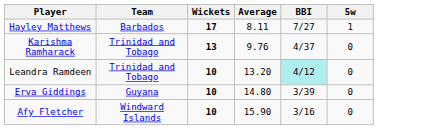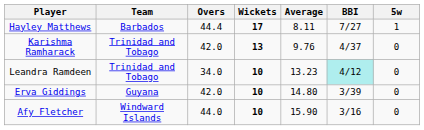+ column: (211, 12)
(258, 72) 13.20 -> (304, 72) 13.23
